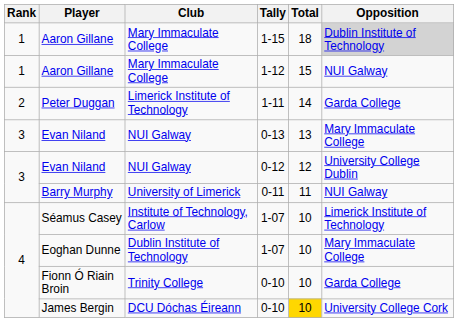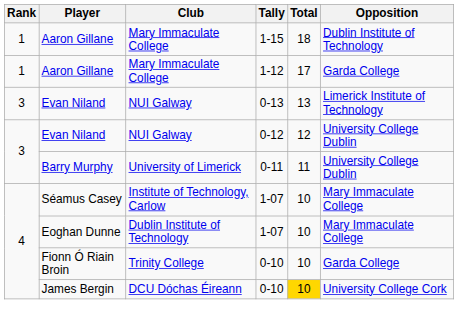(370, 39) lightgrey background -> (369, 39) no background
(305, 71) 15 -> (304, 71) 17
(356, 71) NUI Galway -> (361, 71) Garda College
- row: (78, 103)
(370, 135) Mary Immaculate College -> (374, 103) Limerick Institute of Technology
(356, 193) NUI Galway -> (371, 167) University College Dublin
(375, 218) Limerick Institute of Technology -> (368, 199) Mary Immaculate College
